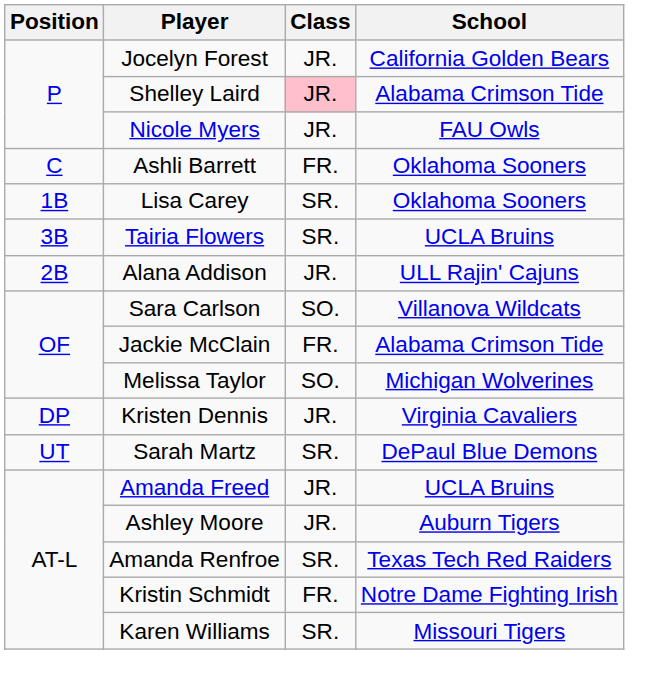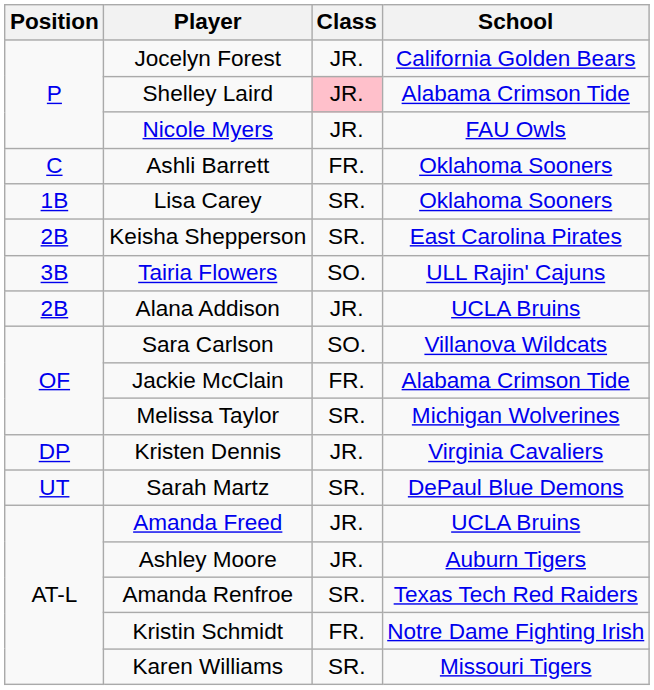+ row: (208, 237)
(320, 237) SR. -> (347, 272) SO.
(489, 237) UCLA Bruins -> (516, 272) ULL Rajin' Cajuns
(489, 272) ULL Rajin' Cajuns -> (516, 308) UCLA Bruins
(320, 380) SO. -> (347, 415) SR.
